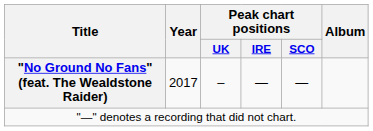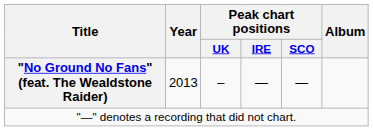(183, 82) 2017 -> (183, 82) 2013
